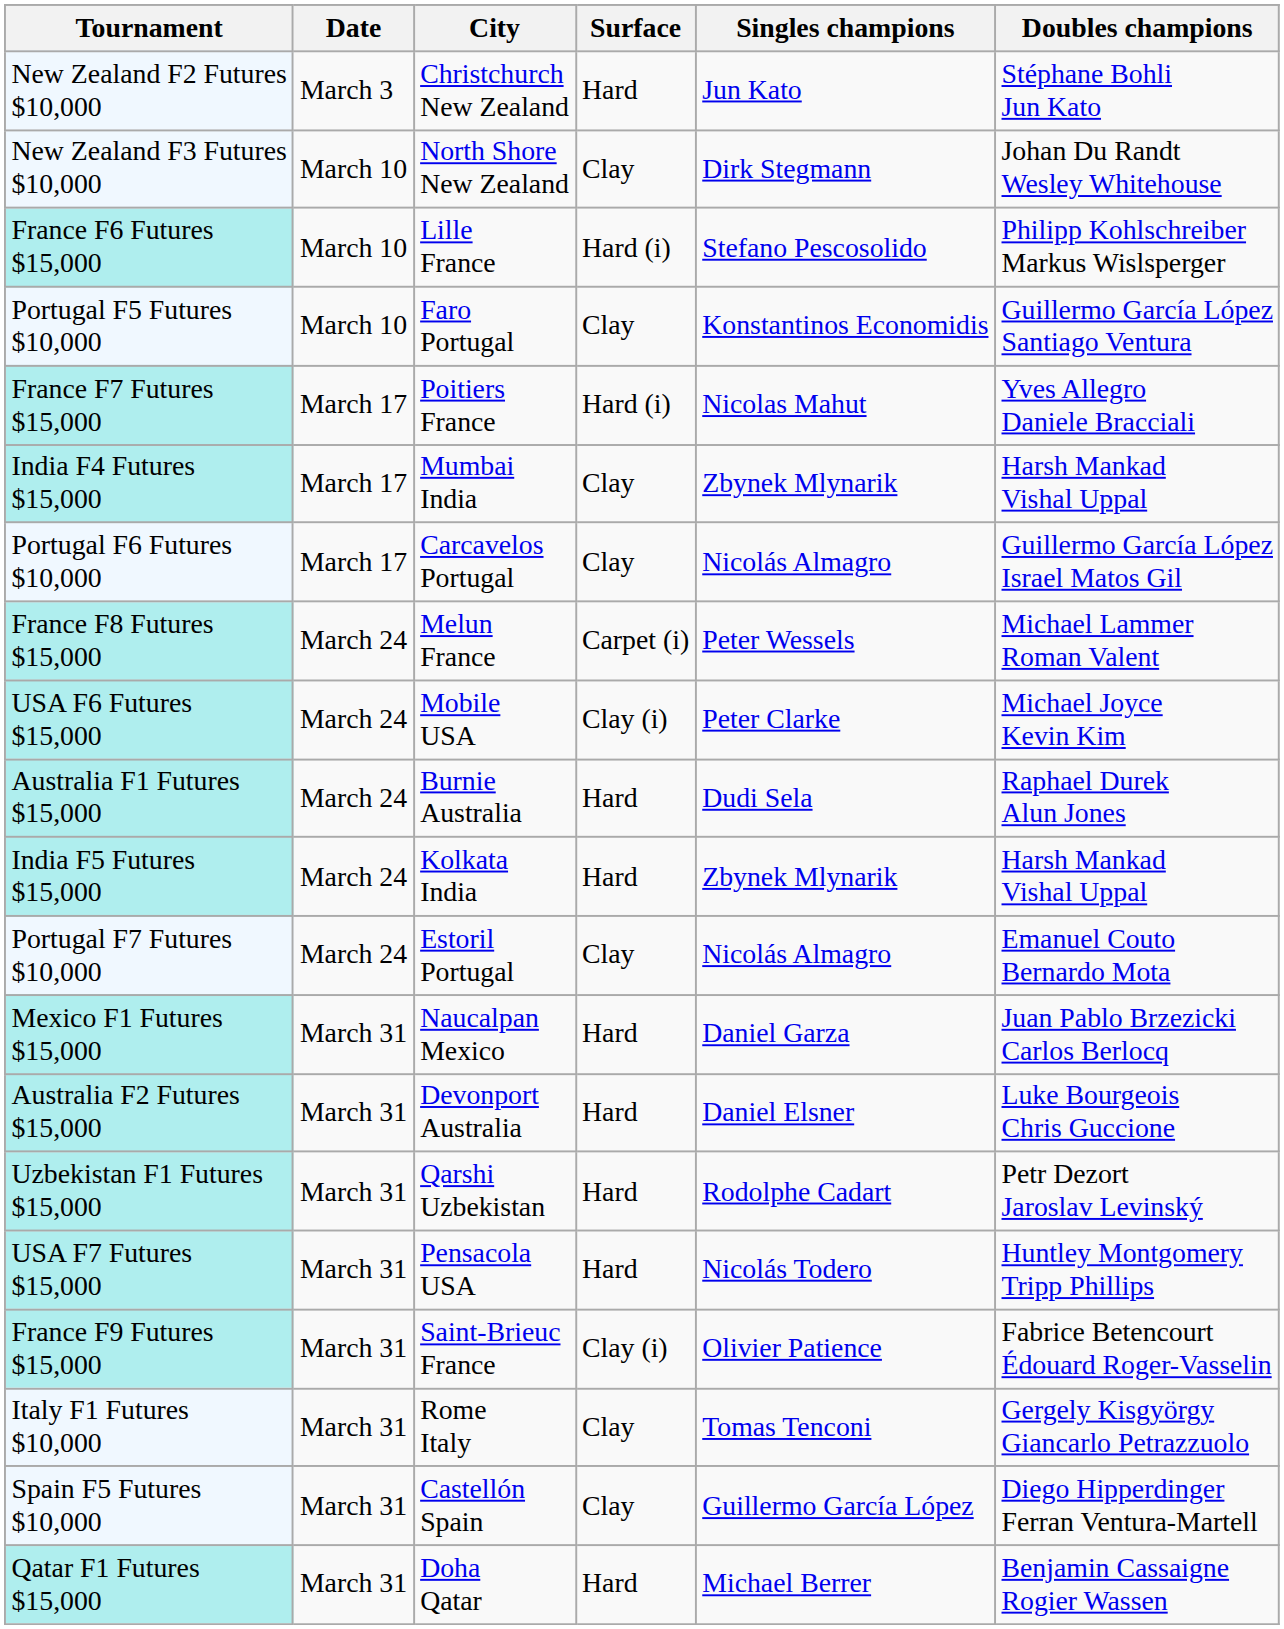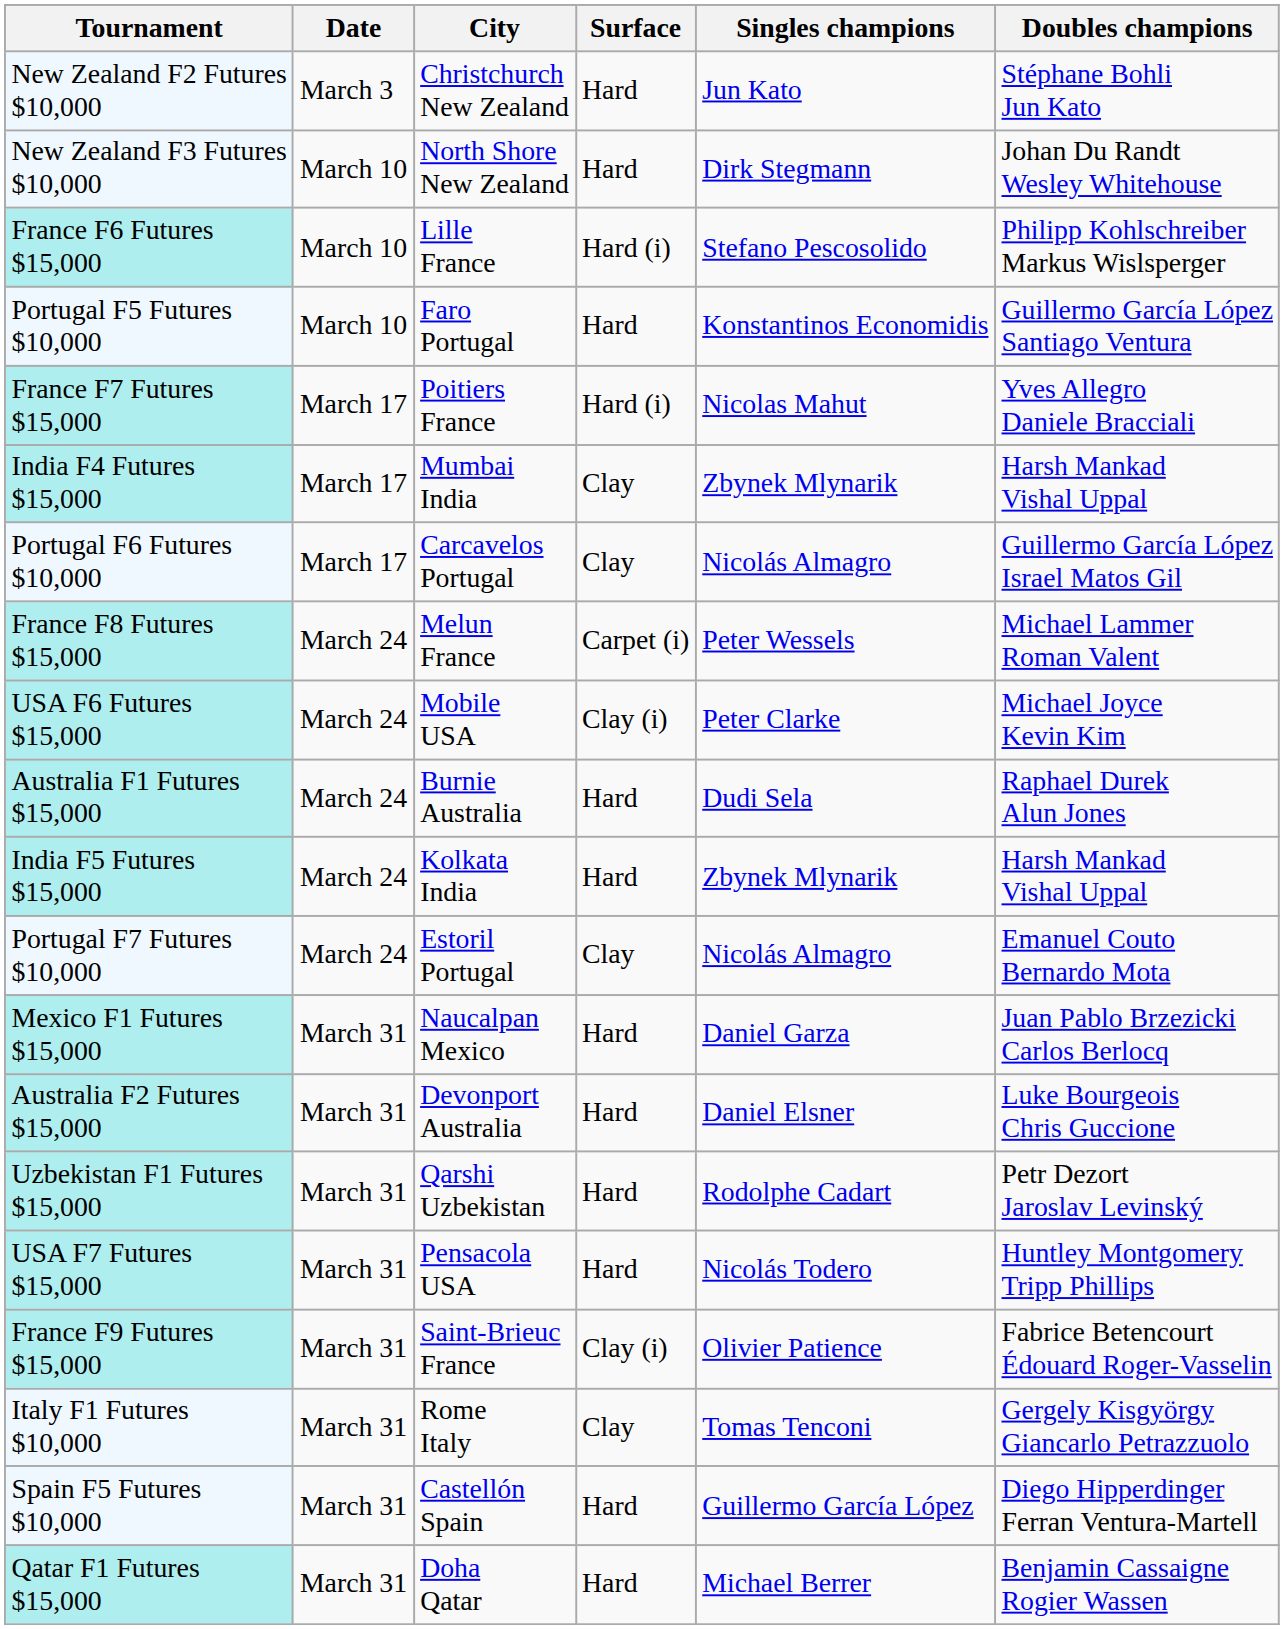(608, 168) Clay -> (610, 168) Hard
(608, 325) Clay -> (610, 325) Hard
(608, 1505) Clay -> (610, 1505) Hard
